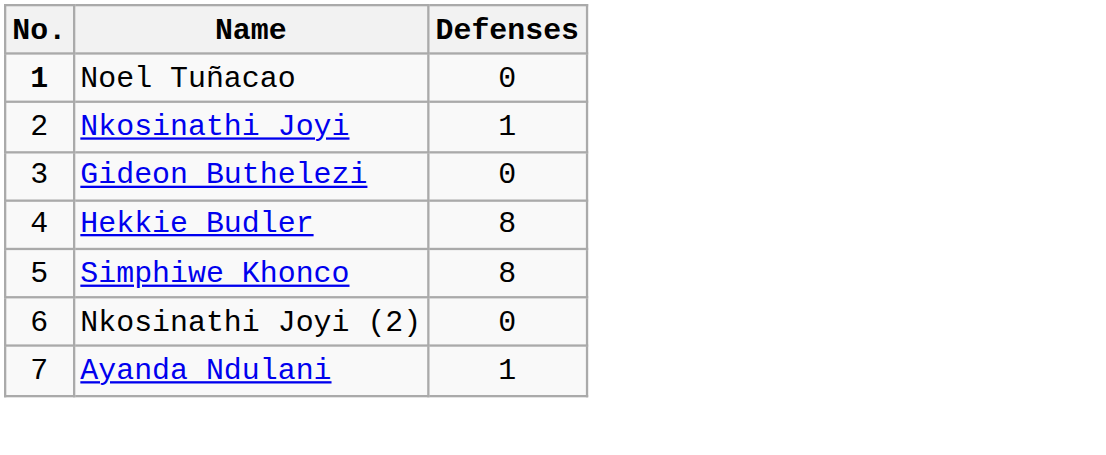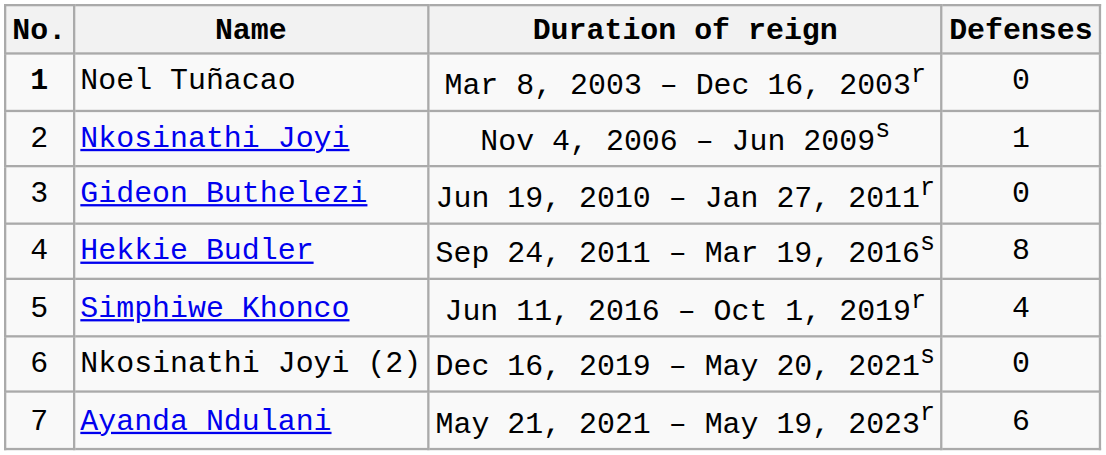+ column: (685, 30)
(507, 273) 8 -> (1021, 308) 4
(507, 371) 1 -> (1021, 420) 6
